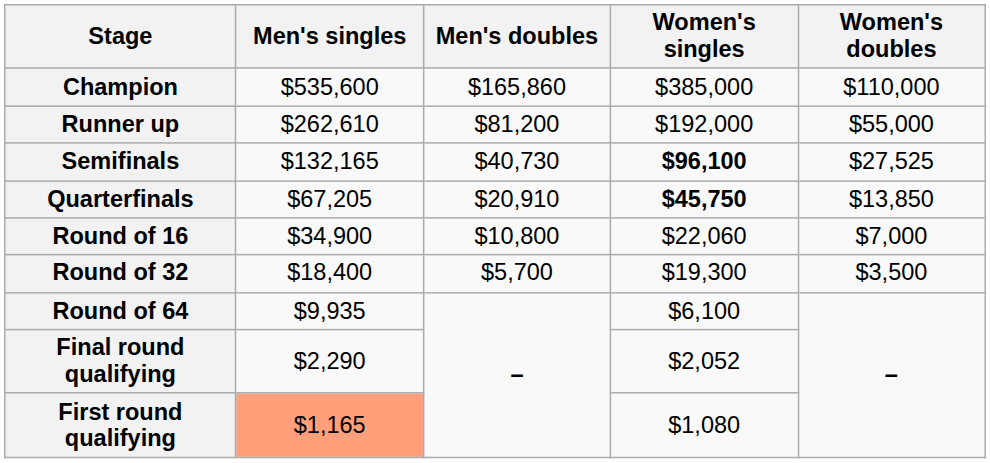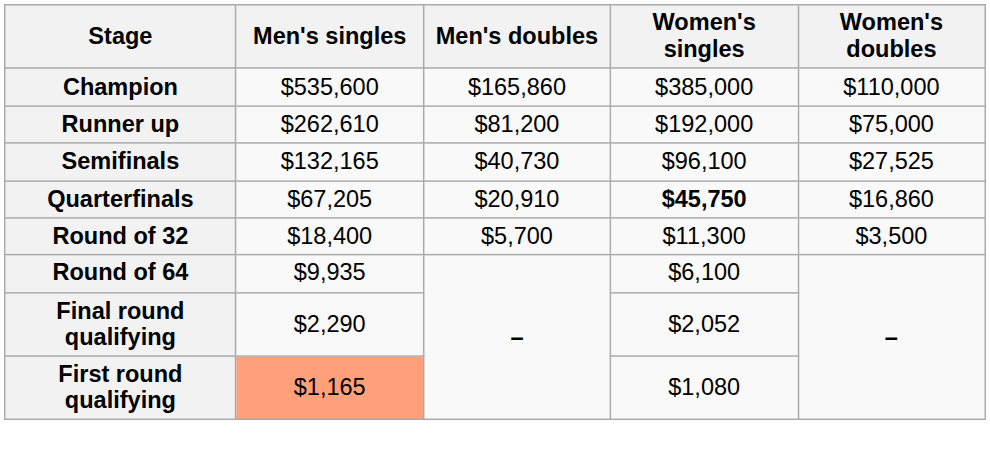(891, 124) $55,000 -> (891, 124) $75,000
(704, 161) bold -> (704, 161) normal
(891, 198) $13,850 -> (891, 198) $16,860
- row: (120, 236)
(704, 273) $19,300 -> (704, 236) $11,300
